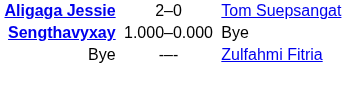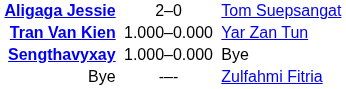+ row: (63, 32)
